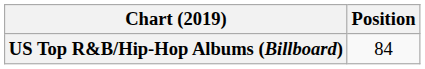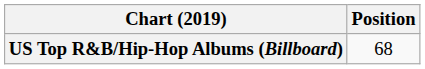(384, 48) 84 -> (384, 48) 68
